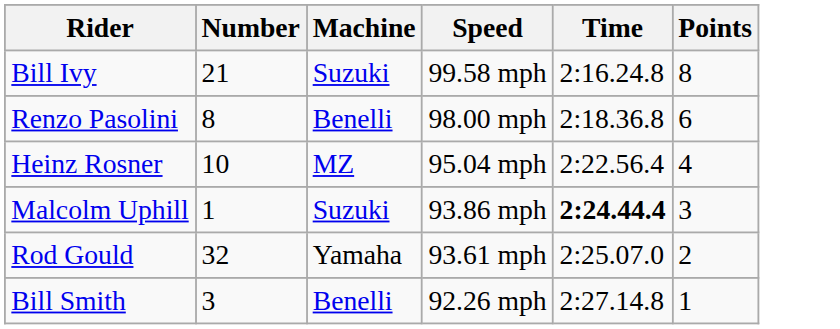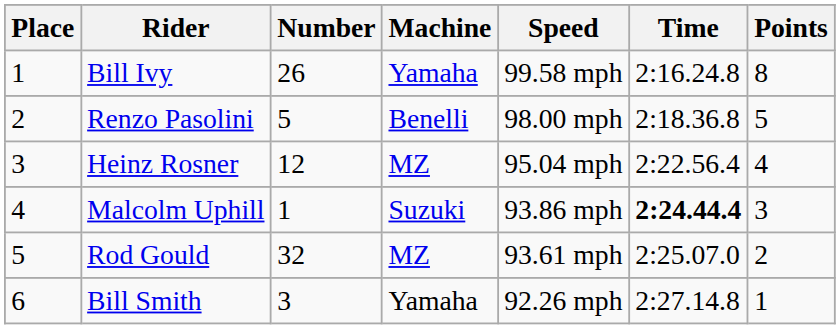+ column: (43, 27)
(215, 73) 21 -> (291, 73) 26
(351, 73) Suzuki -> (433, 73) Yamaha
(208, 118) 8 -> (284, 118) 5
(685, 118) 6 -> (761, 118) 5
(215, 164) 10 -> (291, 164) 12
(357, 255) Yamaha -> (409, 255) MZ
(353, 301) Benelli -> (433, 301) Yamaha
